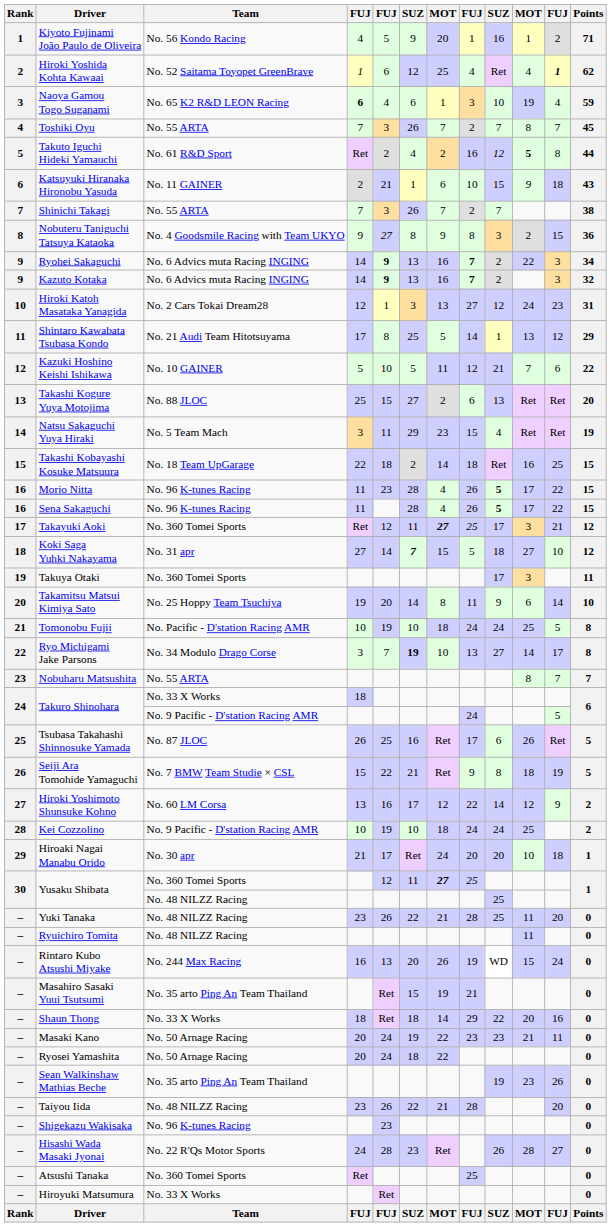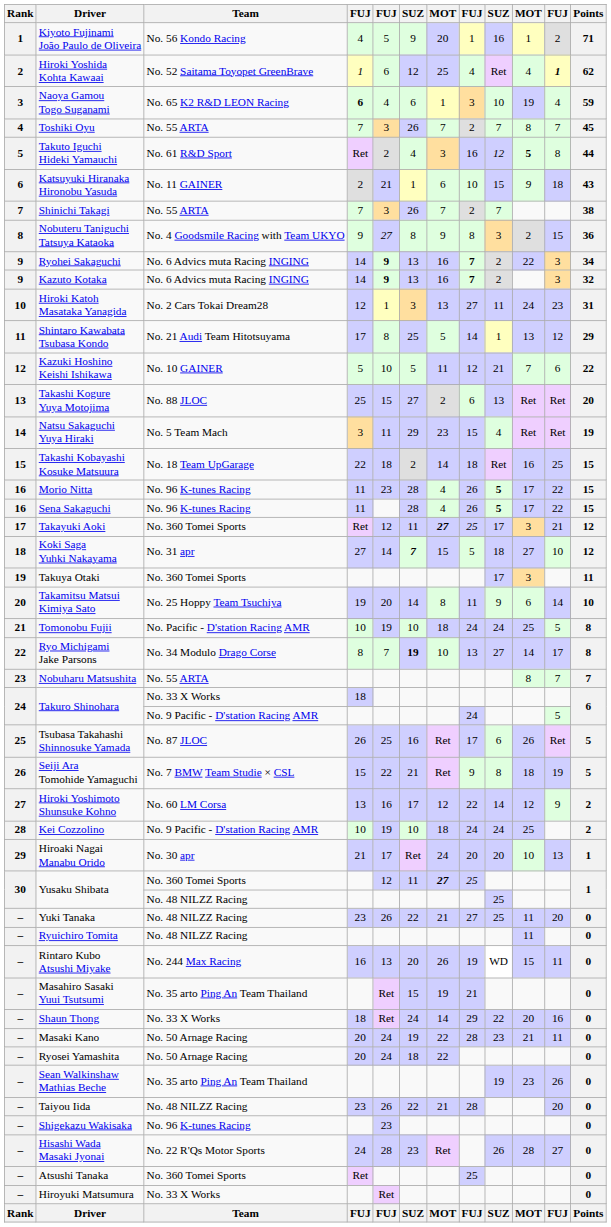(443, 153) 2 -> (443, 153) 3
(499, 304) 12 -> (499, 304) 11
(360, 652) 3 -> (360, 652) 8
(558, 855) 18 -> (558, 855) 13
(472, 917) 28 -> (472, 917) 27
(558, 961) 24 -> (558, 961) 11
(413, 1018) 18 -> (413, 1018) 24
(472, 1037) 23 -> (472, 1037) 28
